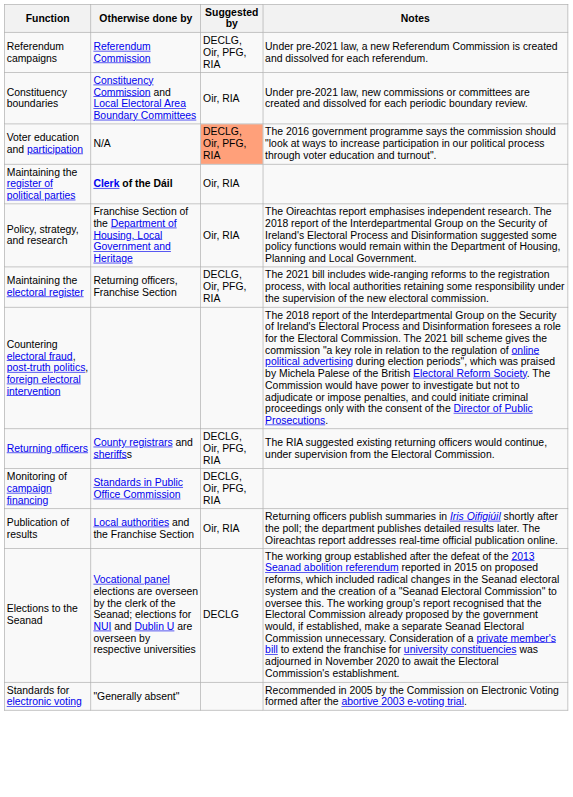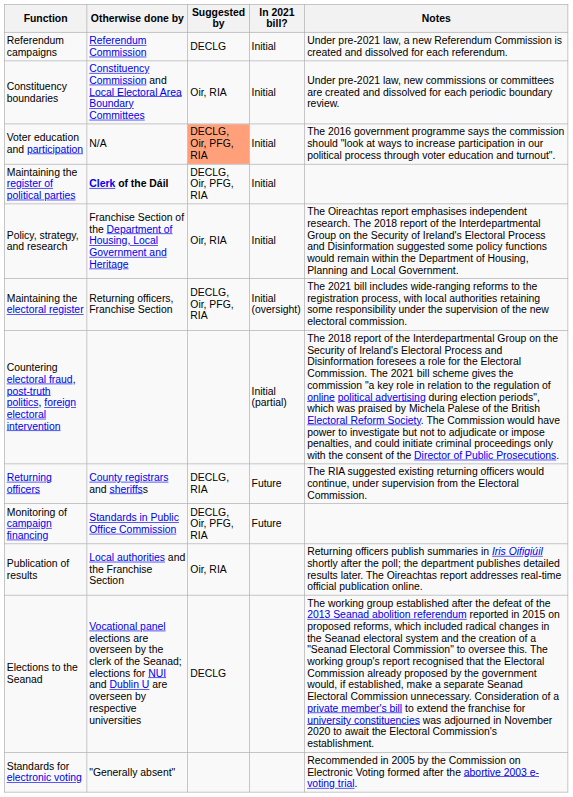+ column: (277, 18)
(225, 52) DECLG, Oir, PFG, RIA -> (208, 46) DECLG
(221, 184) Oir, RIA -> (212, 184) DECLG, Oir, PFG, RIA
(225, 448) DECLG, Oir, PFG, RIA -> (210, 483) DECLG, RIA
